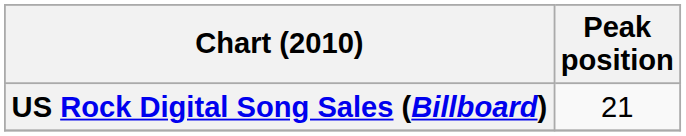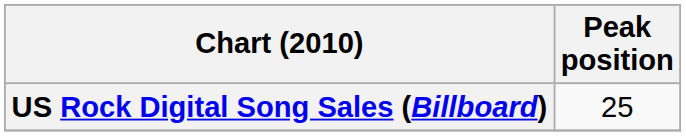(617, 106) 21 -> (617, 106) 25
